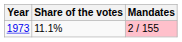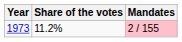(48, 28) 11.1% -> (48, 28) 11.2%
